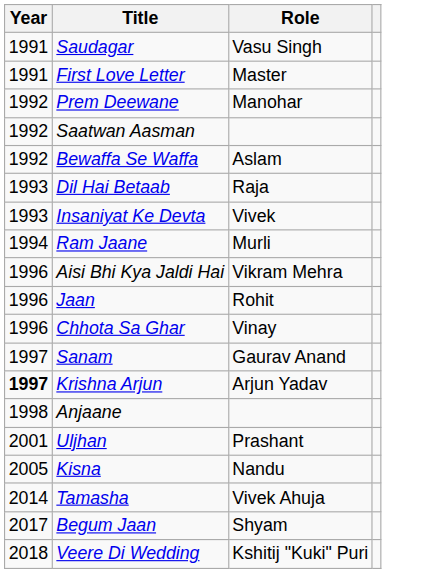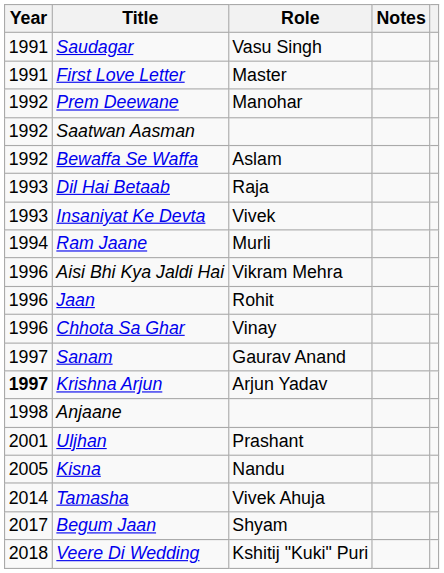+ column: (401, 18)
